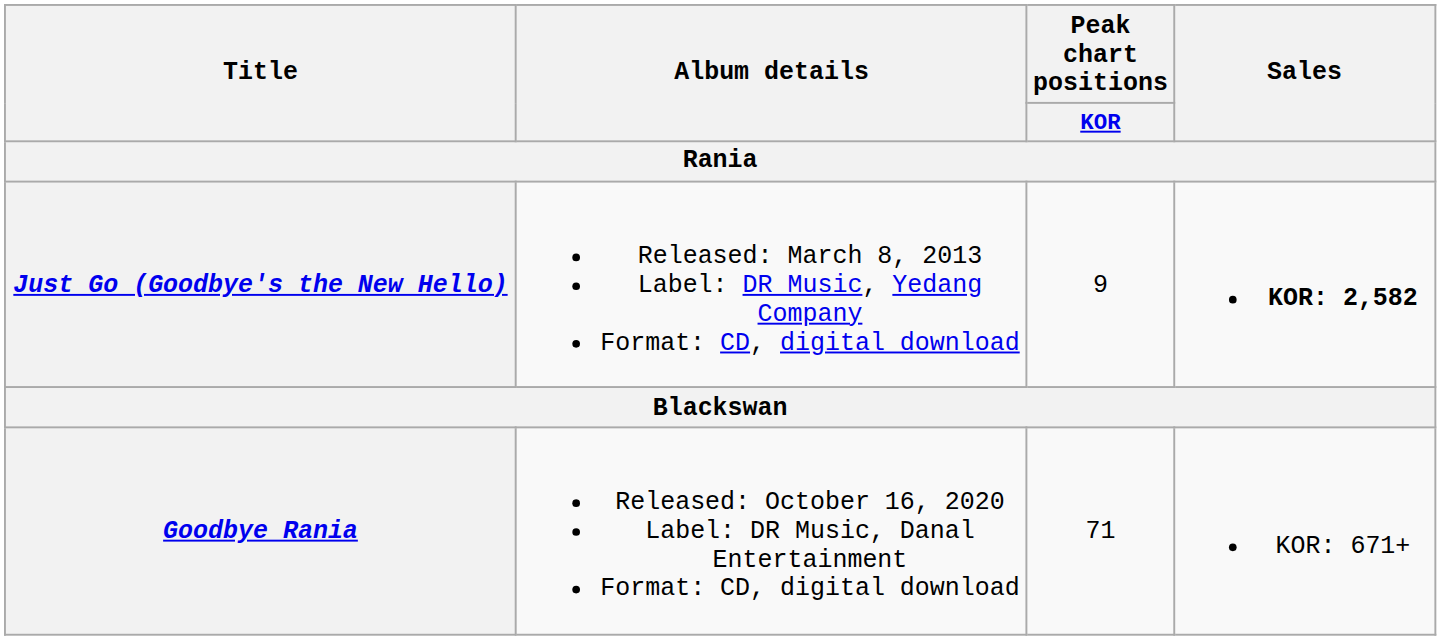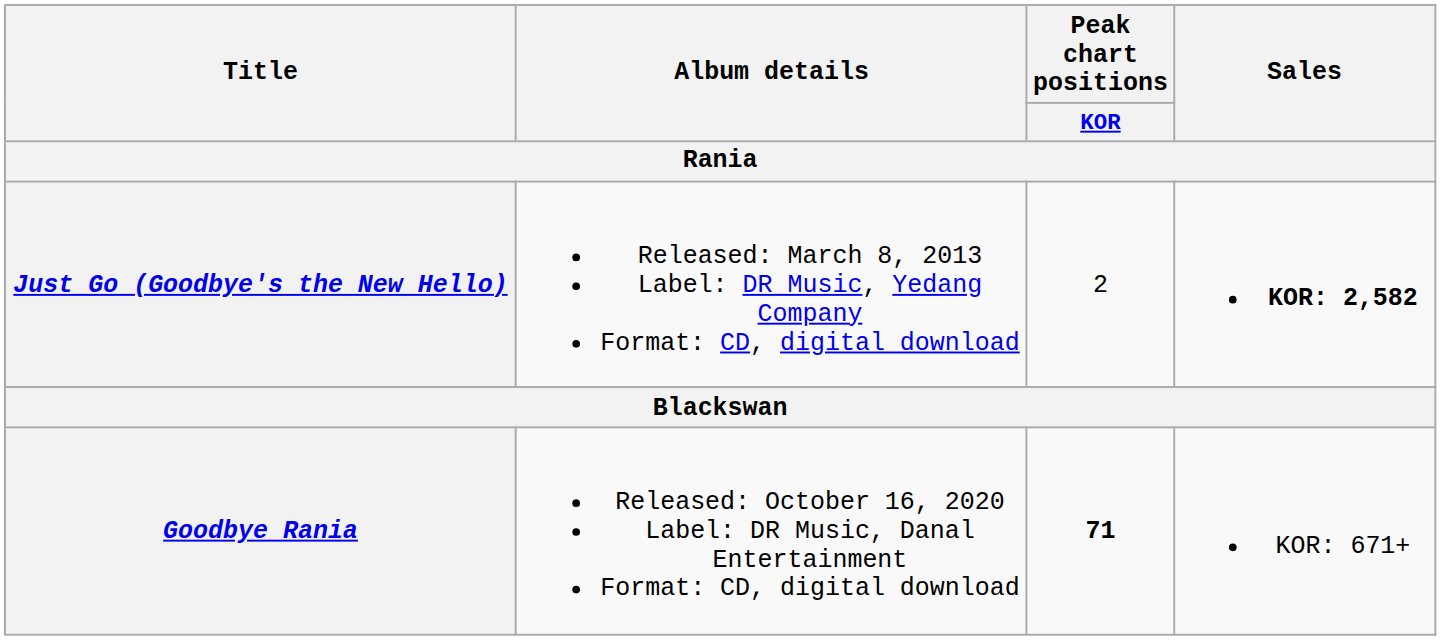(1100, 285) 9 -> (1100, 285) 2
(1100, 531) normal -> (1100, 531) bold
